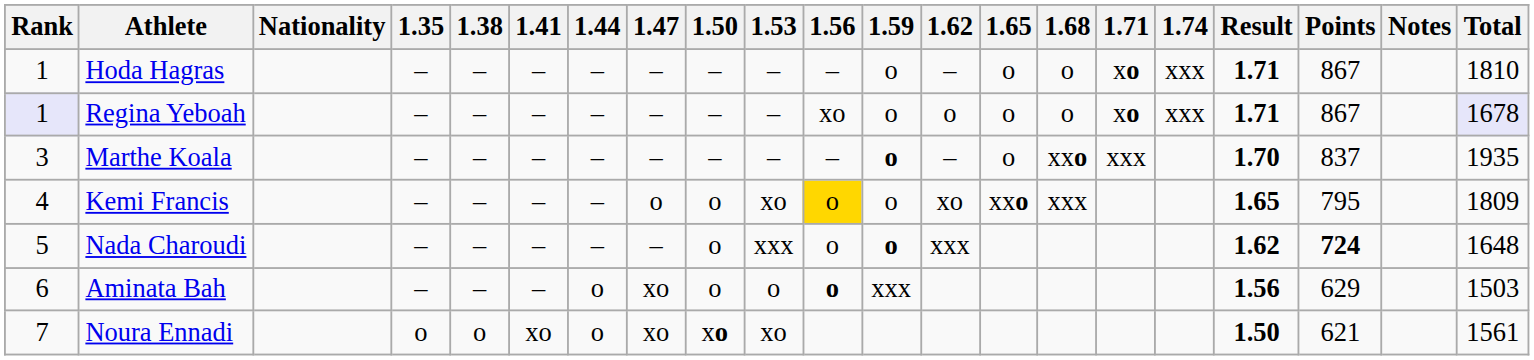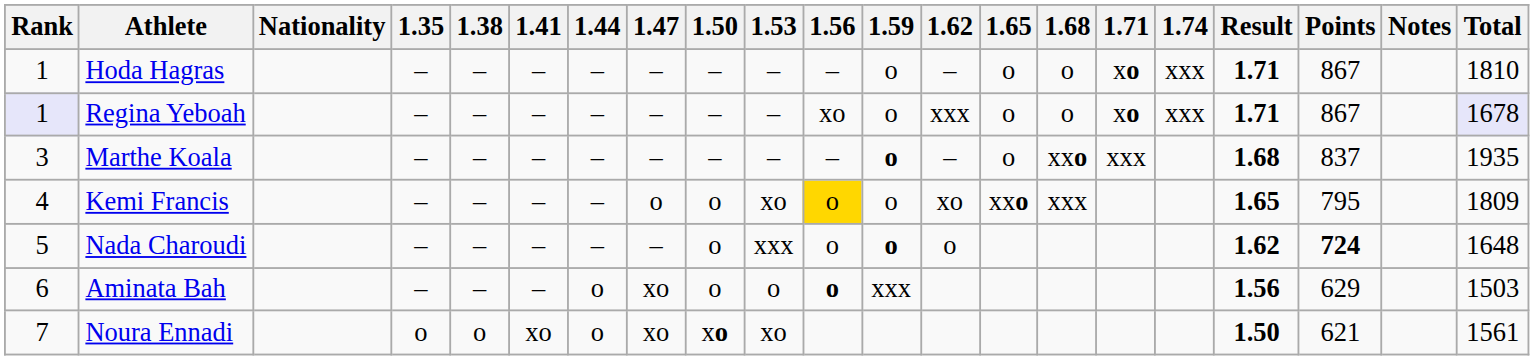(950, 114) o -> (950, 114) xxx
(1257, 157) 1.70 -> (1257, 157) 1.68
(950, 245) xxx -> (950, 245) o
